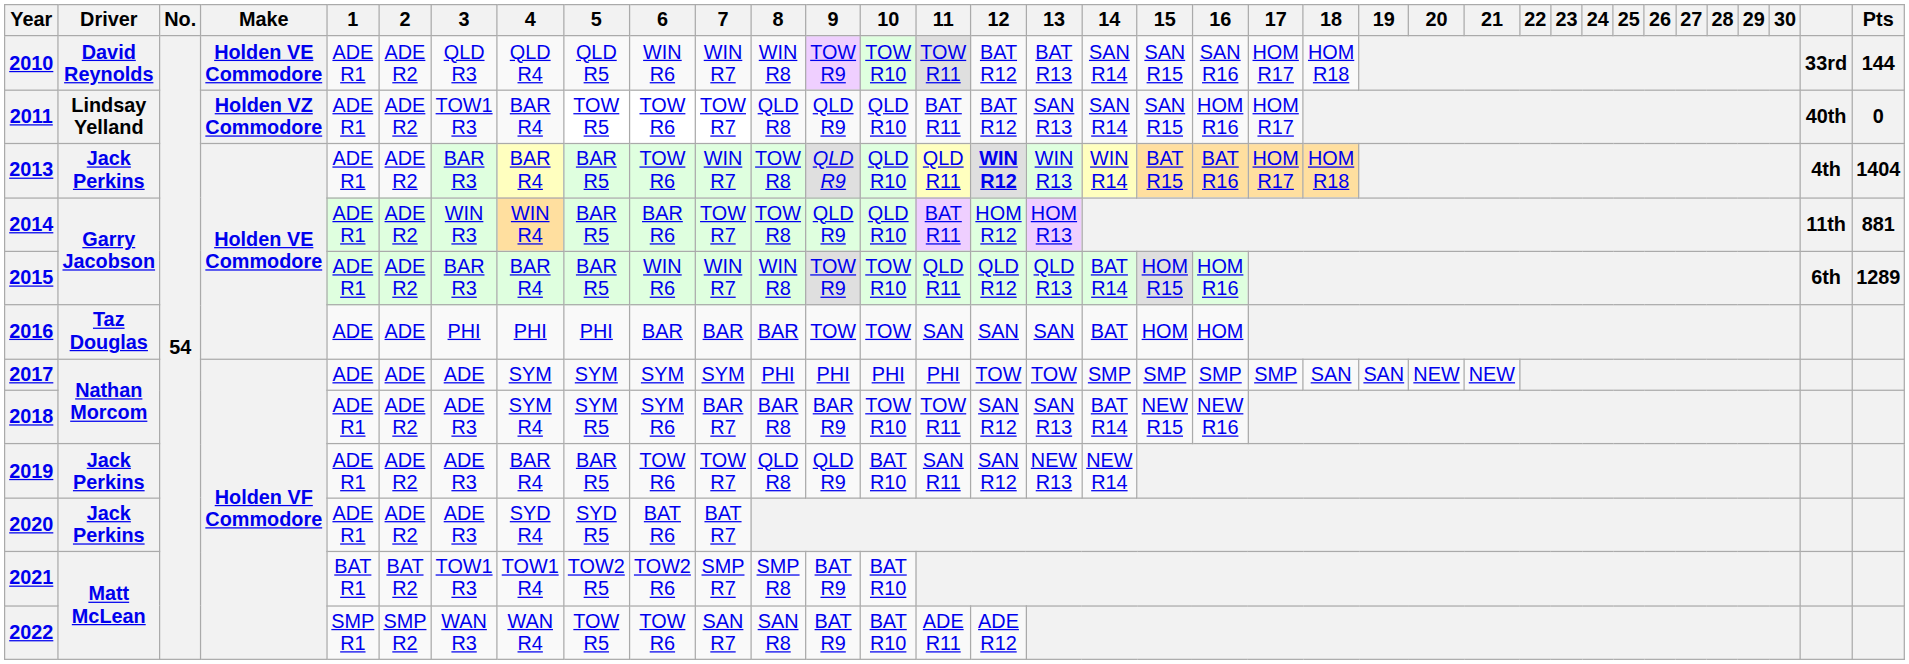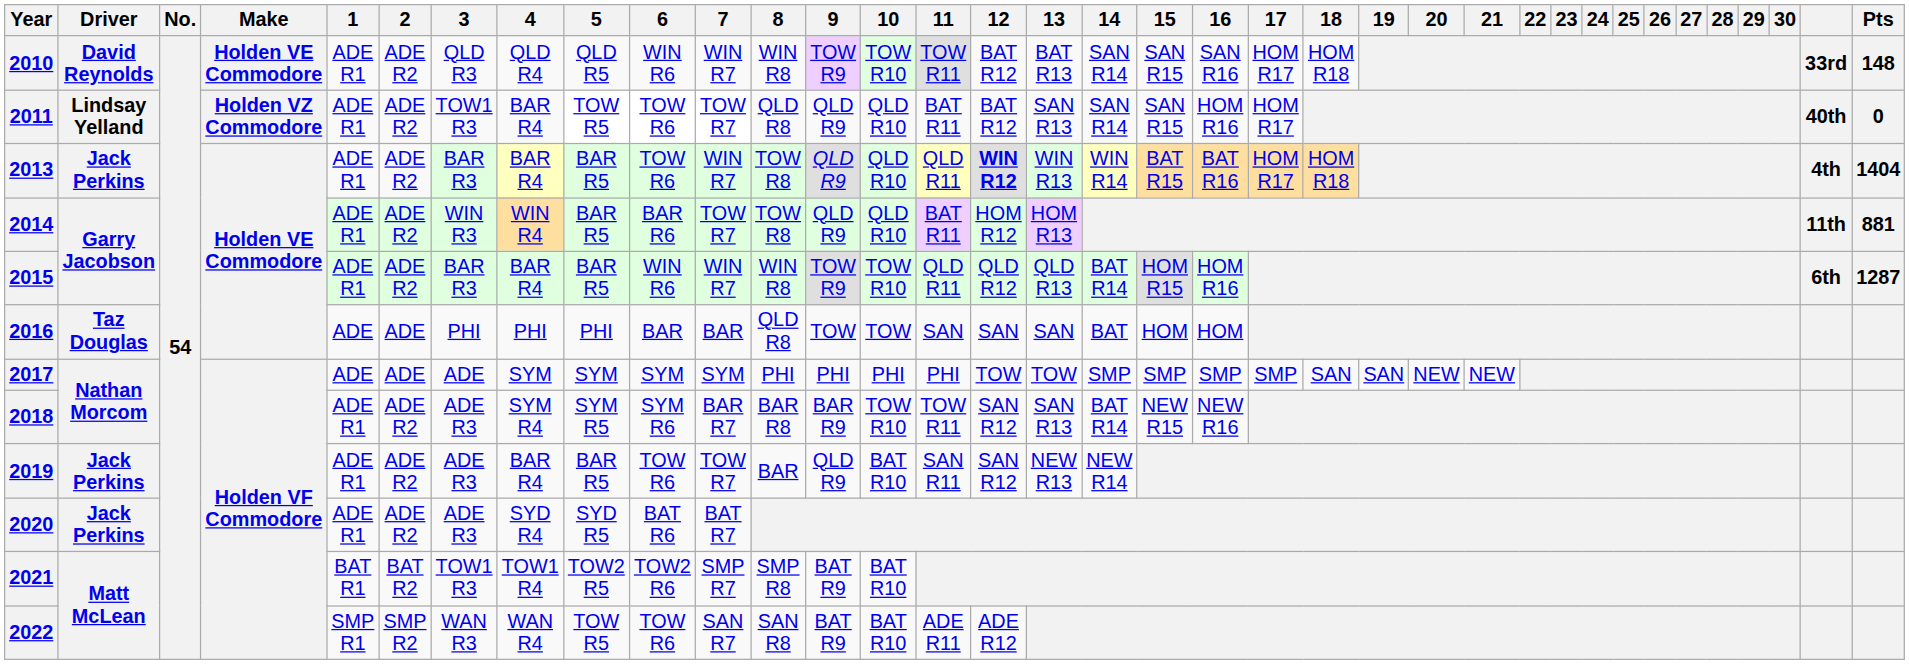(1878, 62) 144 -> (1878, 62) 148
(1878, 277) 1289 -> (1878, 277) 1287
(778, 331) BAR -> (778, 331) QLD R8
(778, 470) QLD R8 -> (778, 470) BAR
